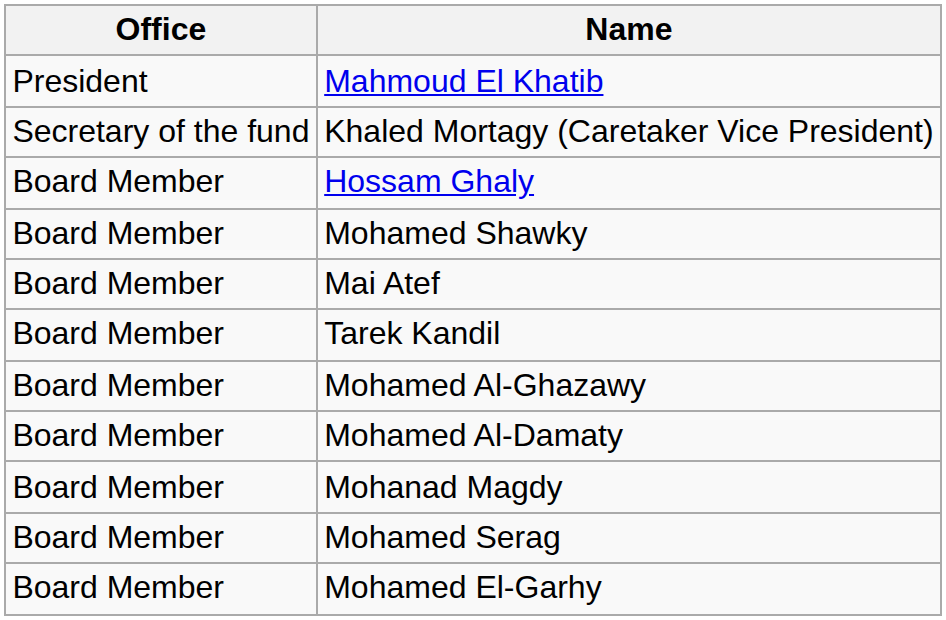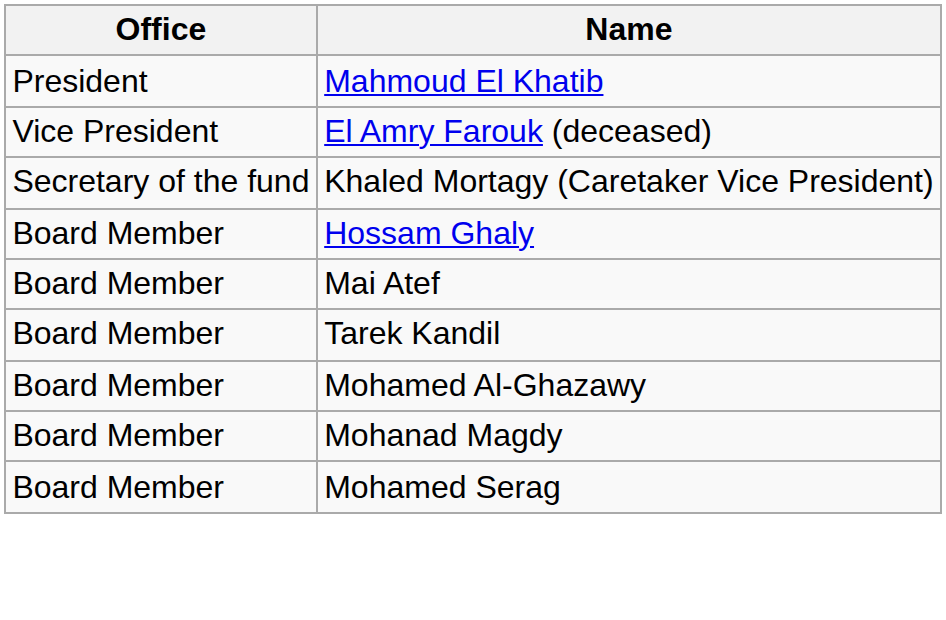+ row: (518, 131)
- row: (456, 232)
- row: (474, 435)
- row: (463, 588)
